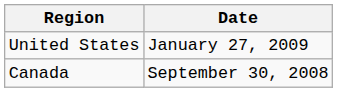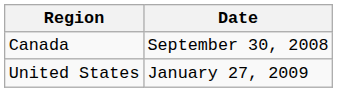rows swapped: (39, 73) <-> (74, 46)
